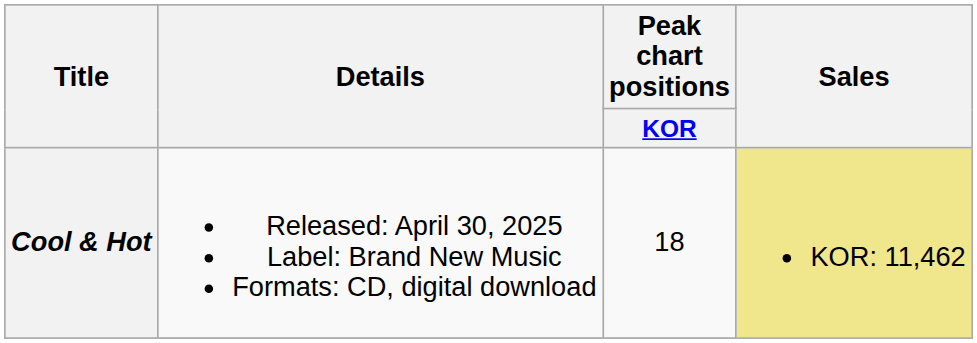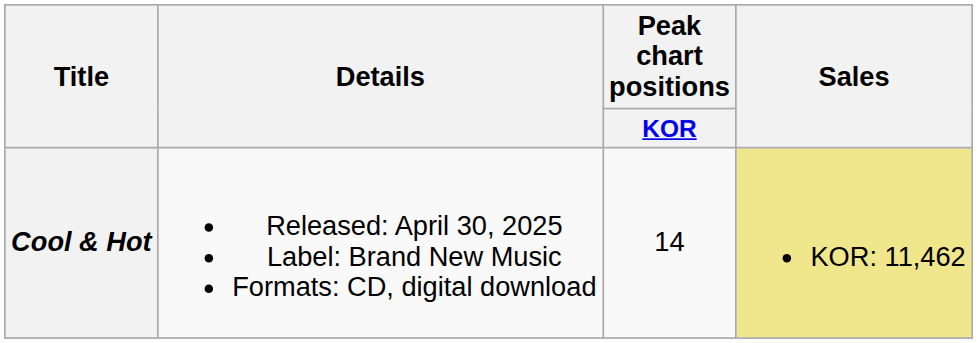(669, 242) 18 -> (669, 242) 14
